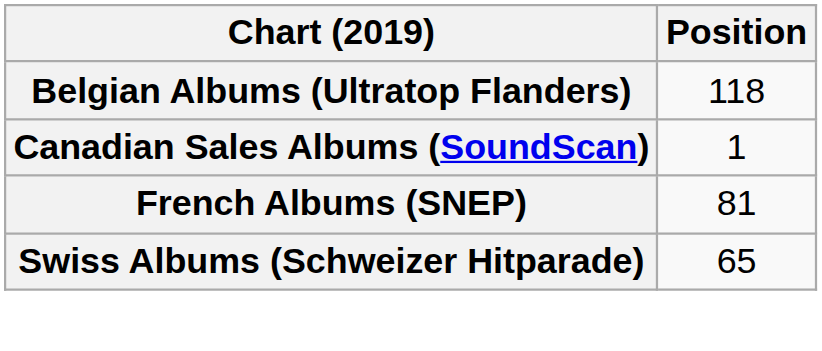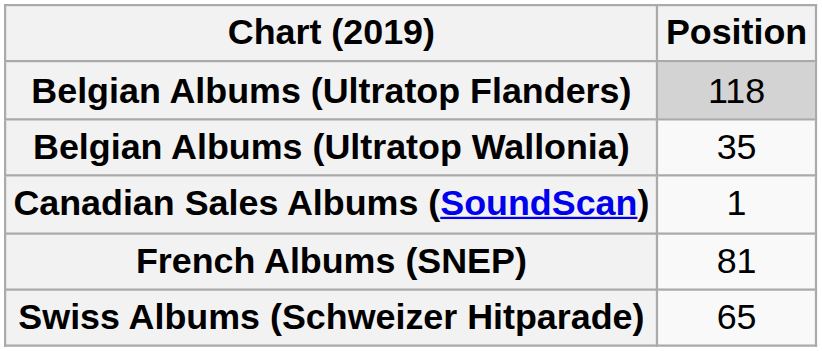(737, 89) no background -> (737, 89) lightgrey background
+ row: (331, 146)
